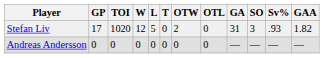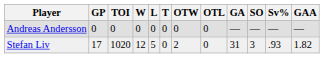rows swapped: (28, 28) <-> (47, 45)
